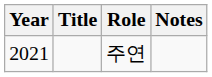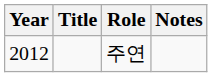(29, 53) 2021 -> (29, 53) 2012
